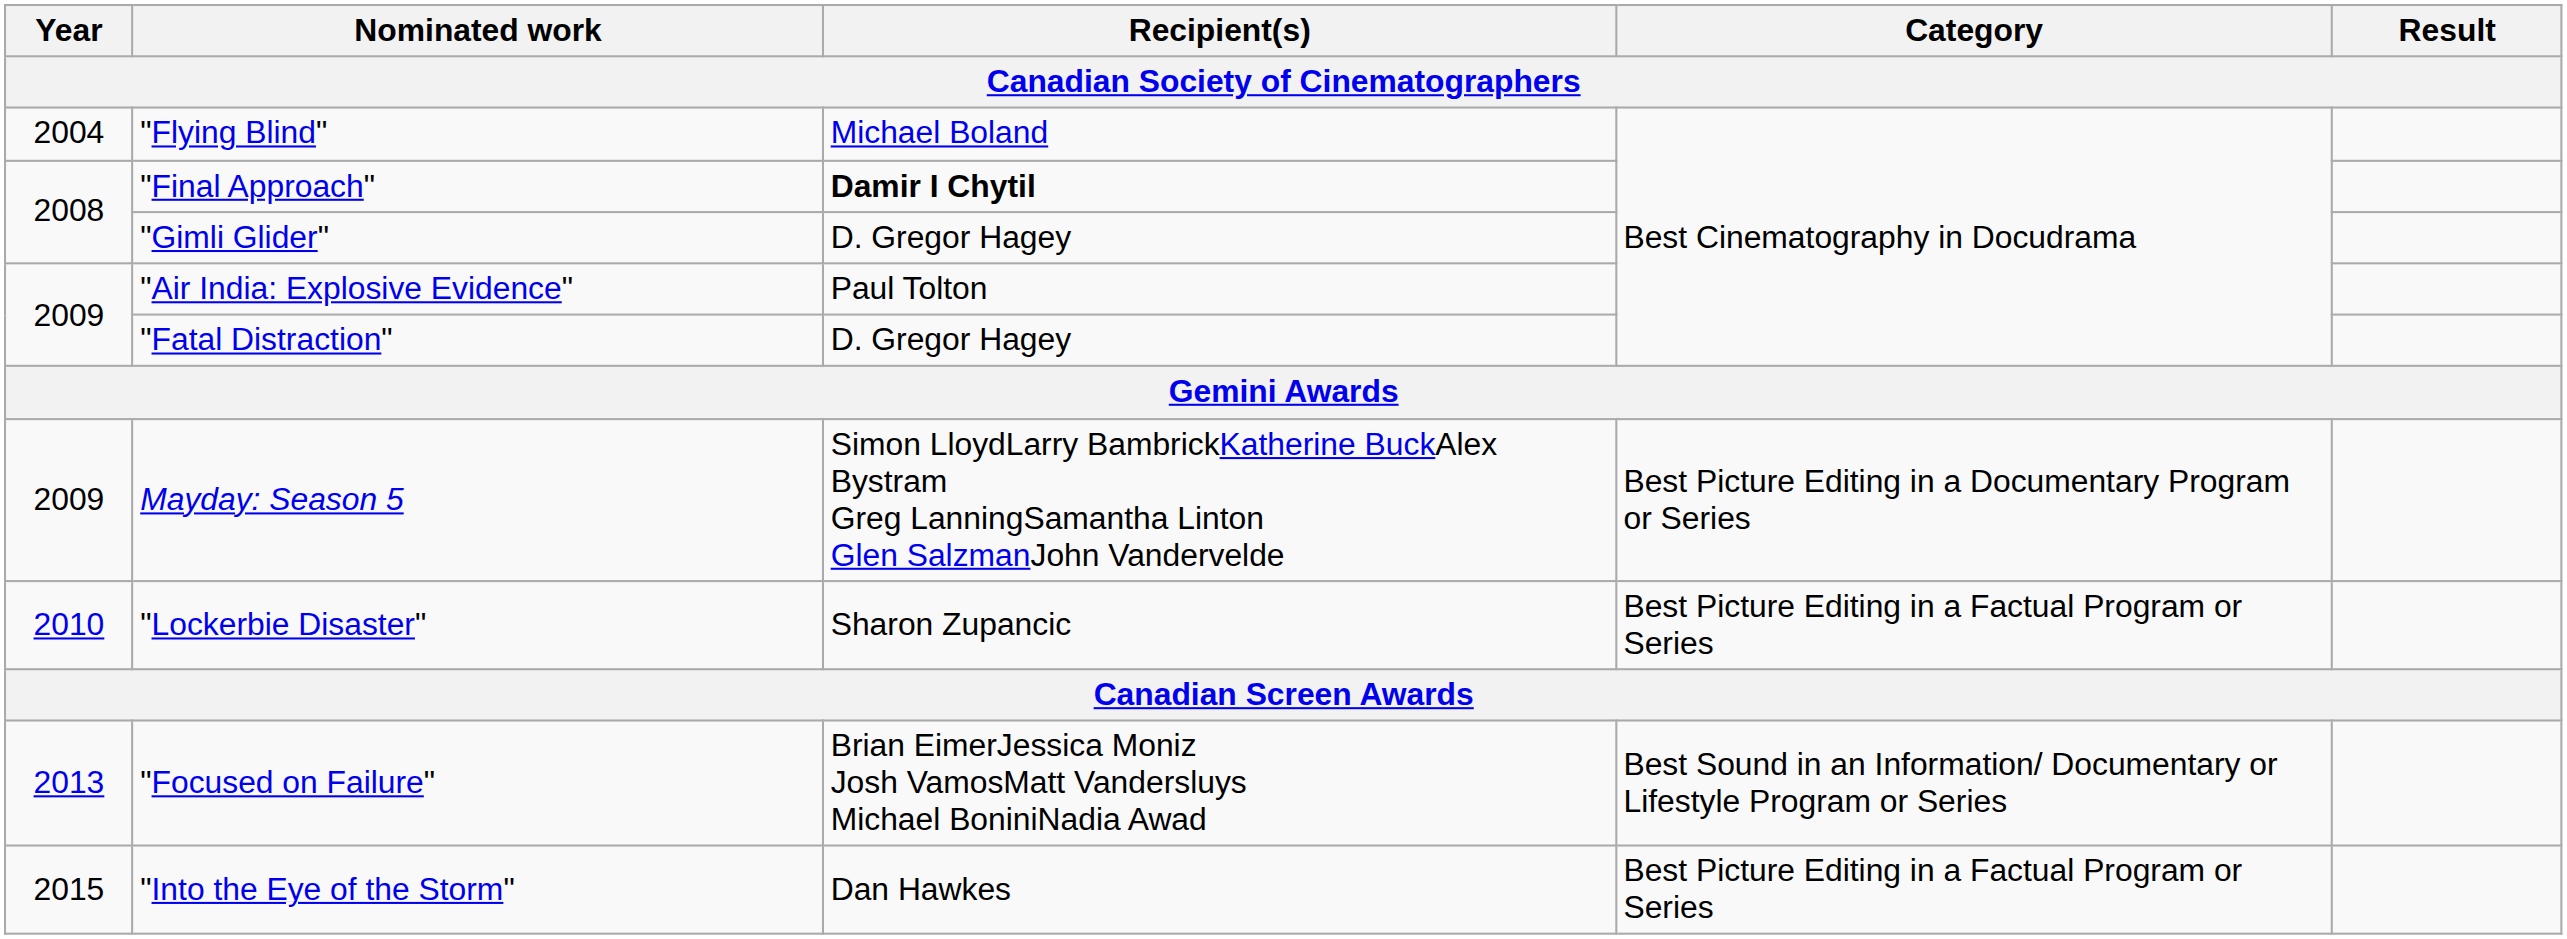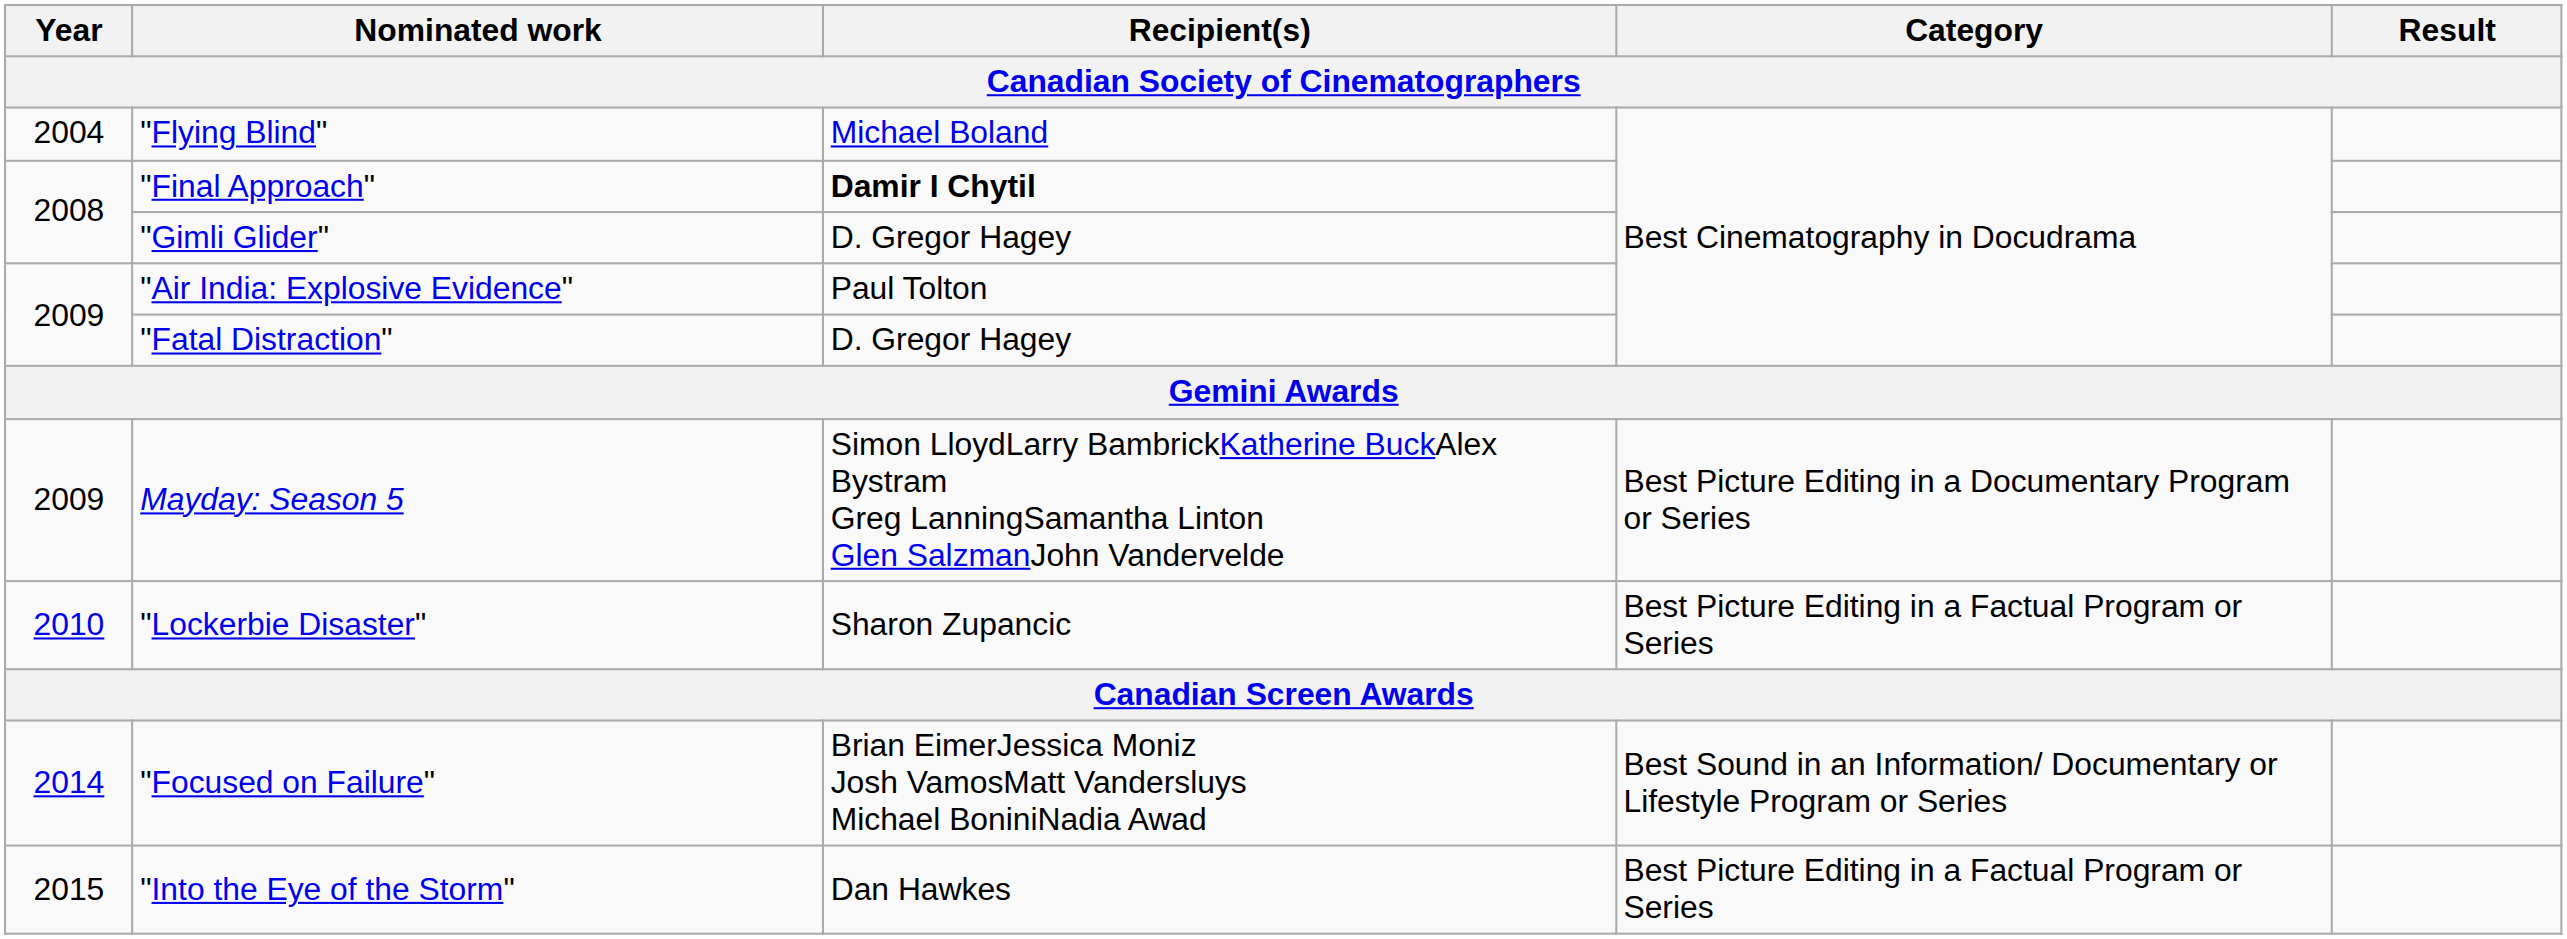(69, 782) 2013 -> (69, 782) 2014
